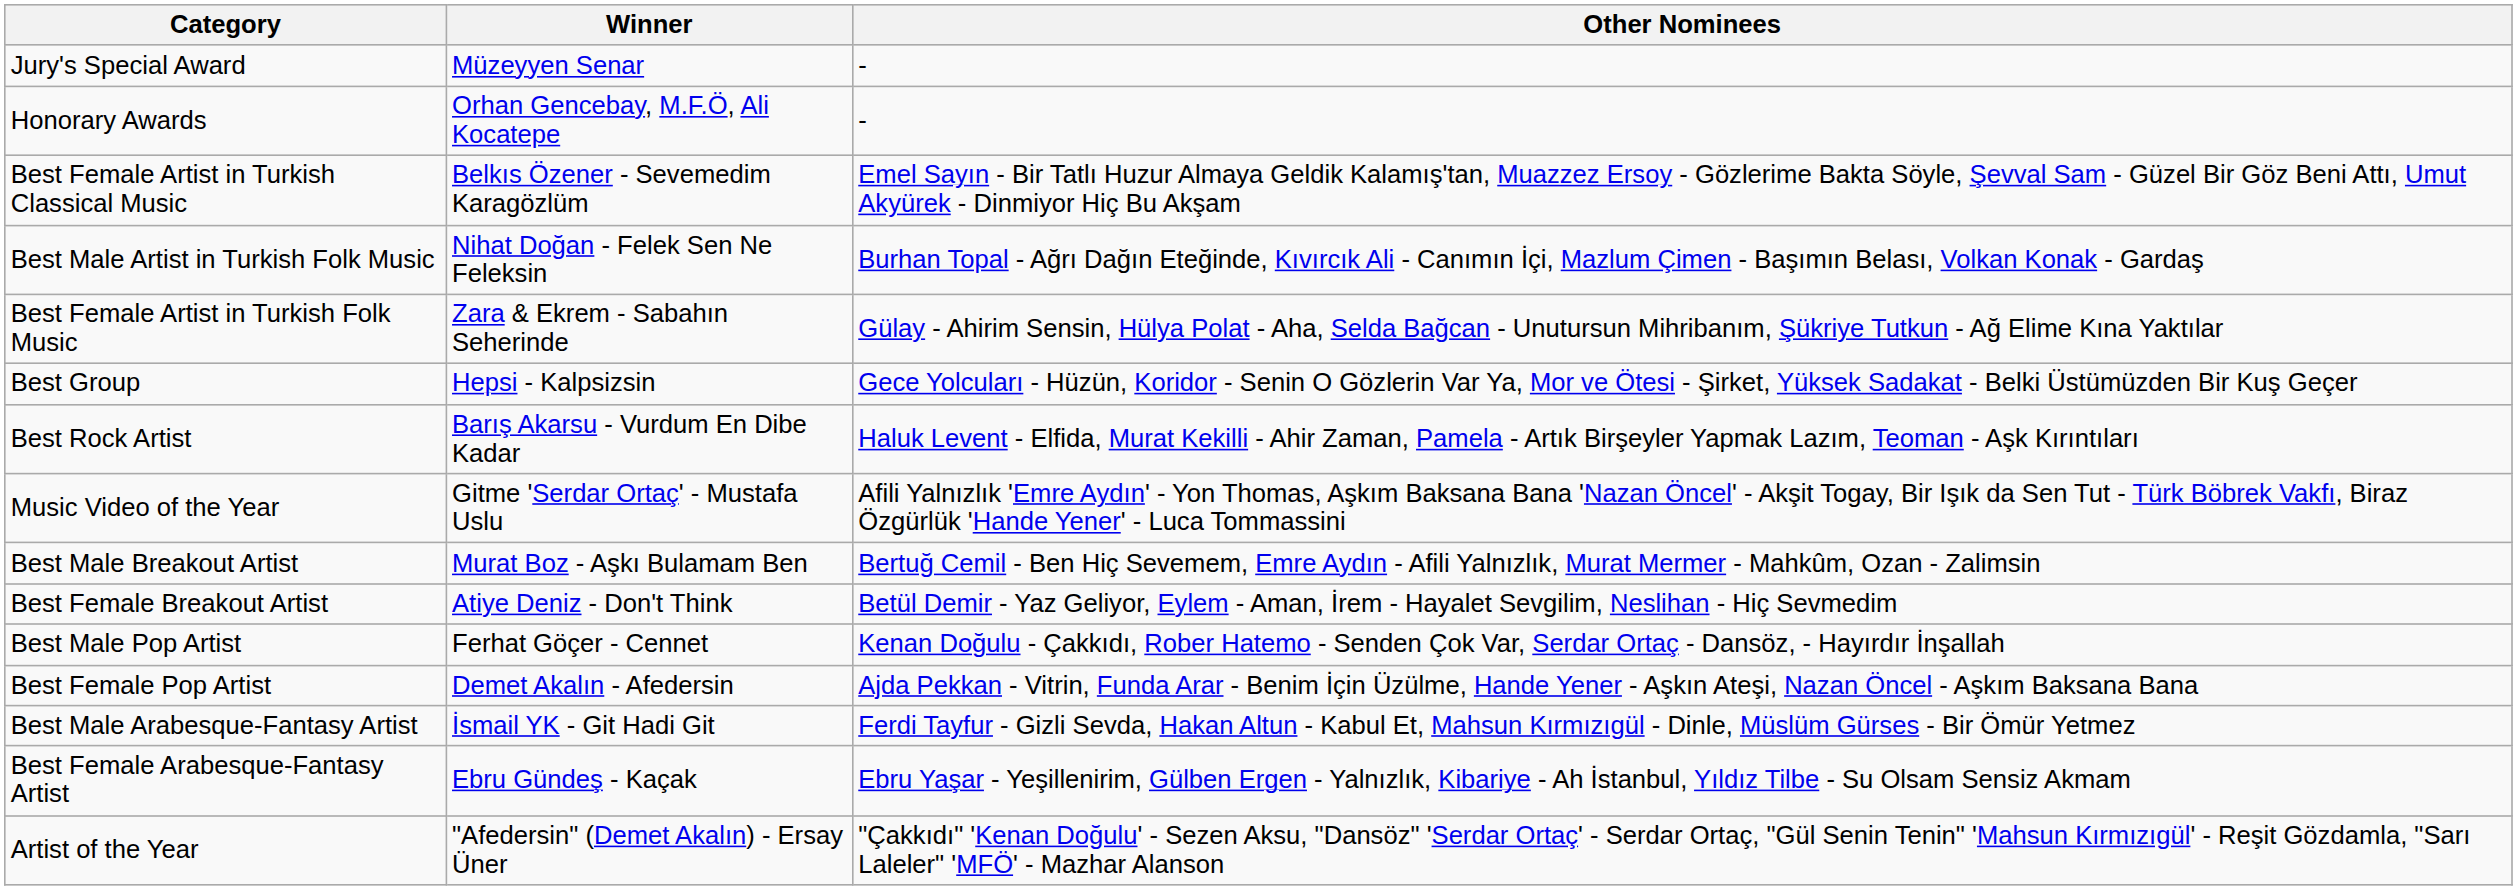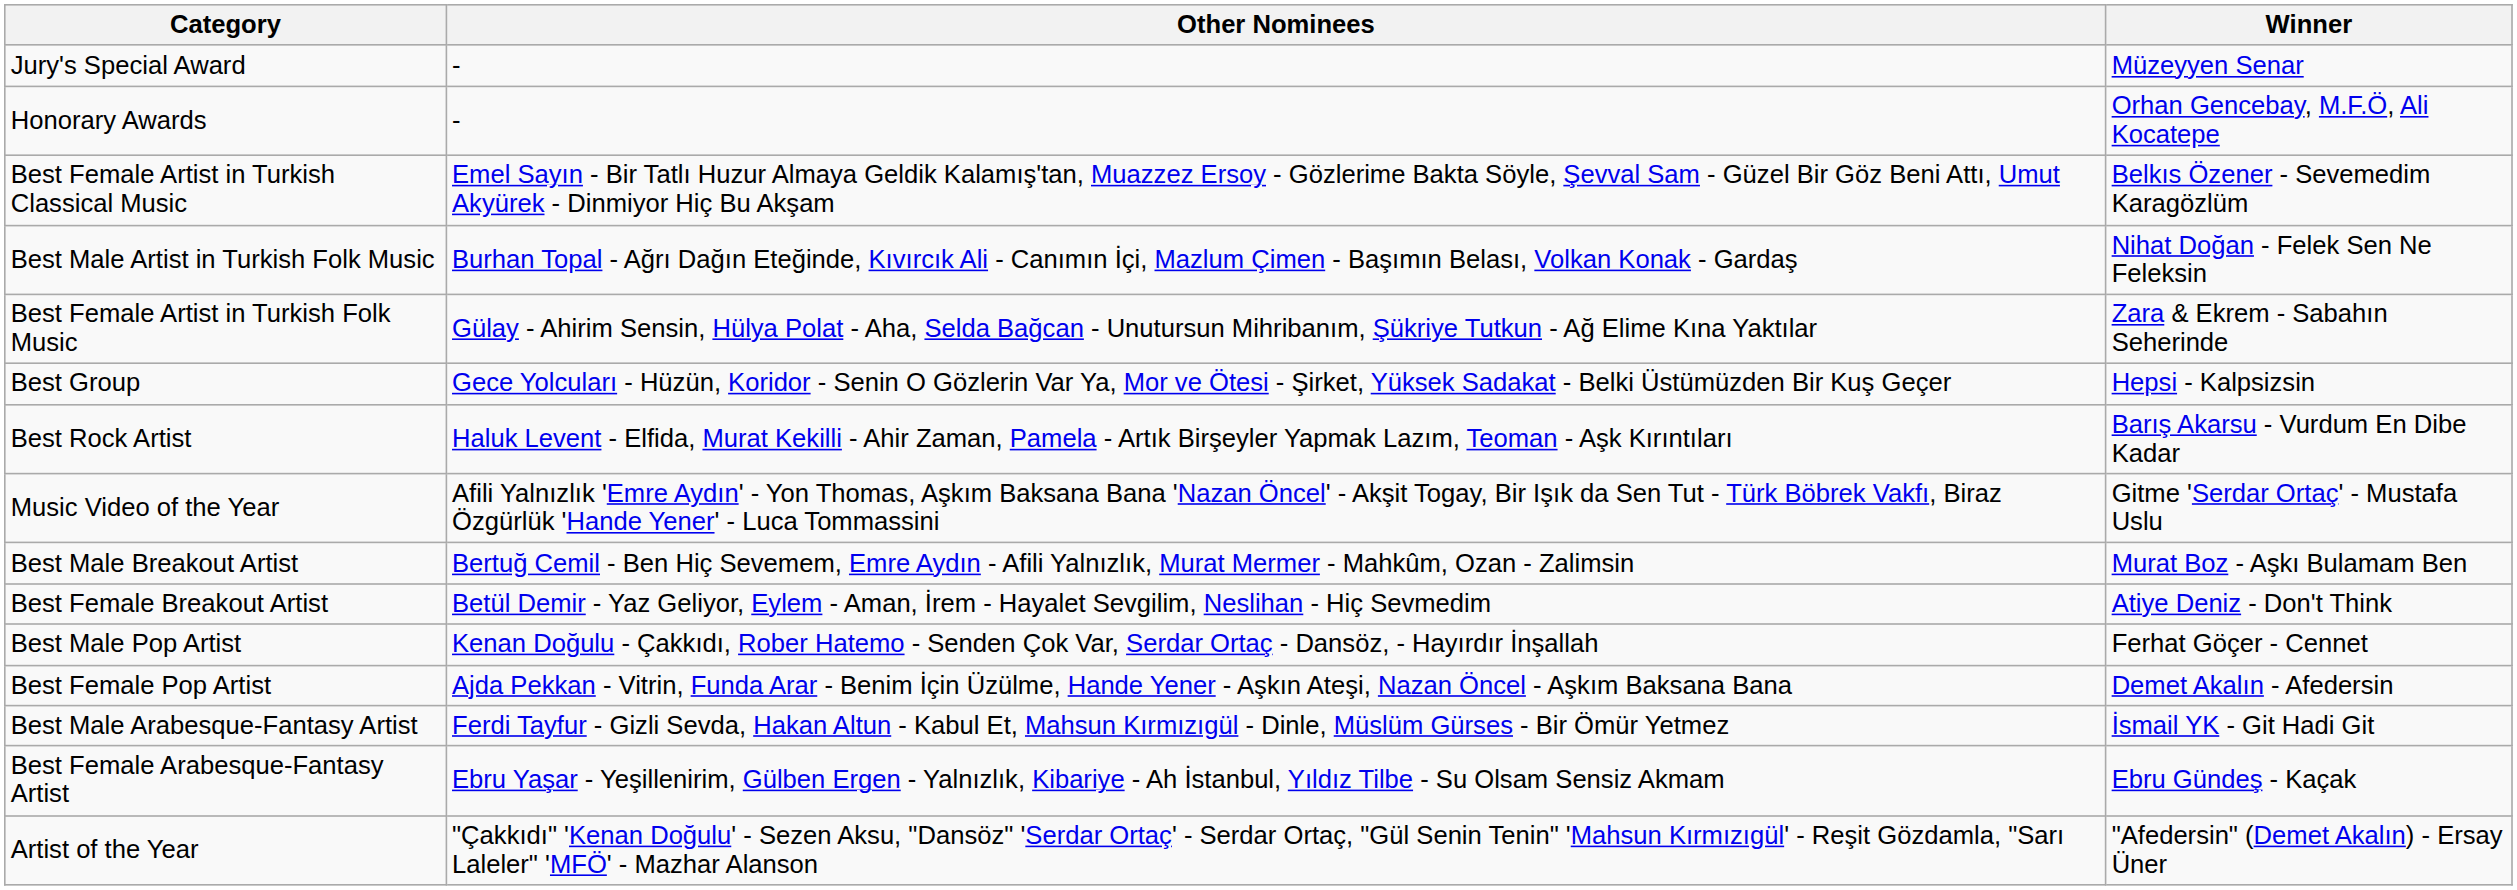columns swapped: (649, 24) <-> (1682, 24)
